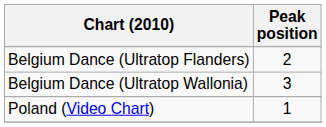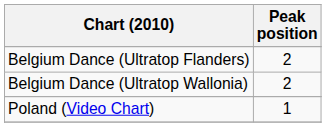(287, 84) 3 -> (287, 84) 2
